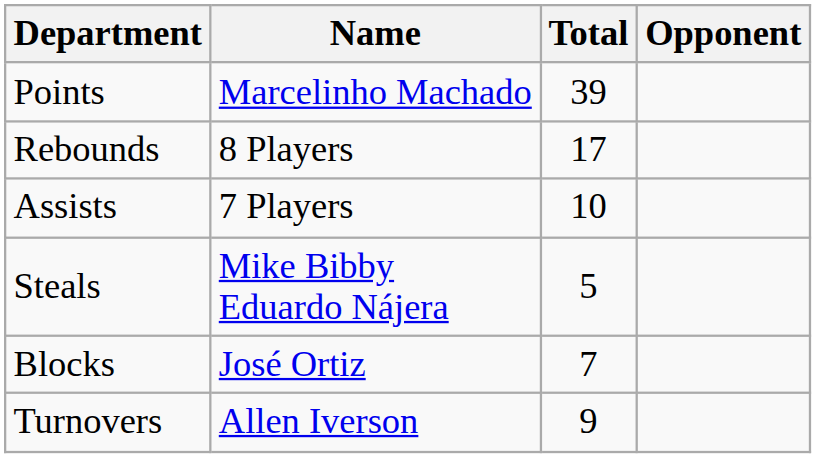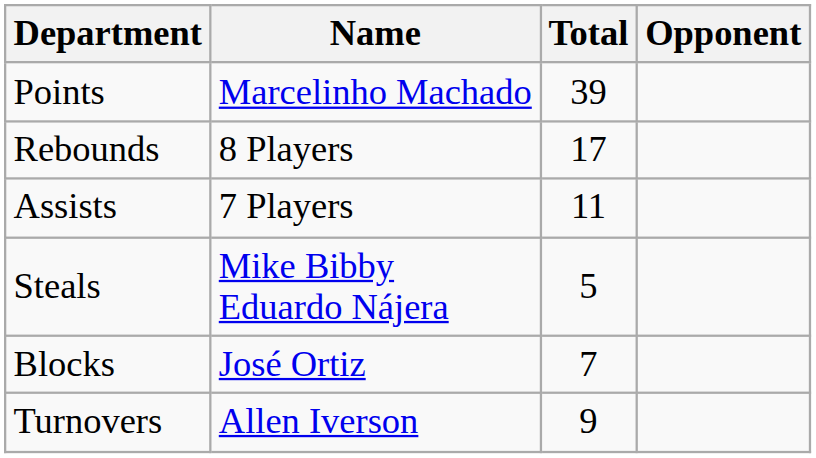(588, 206) 10 -> (588, 206) 11
